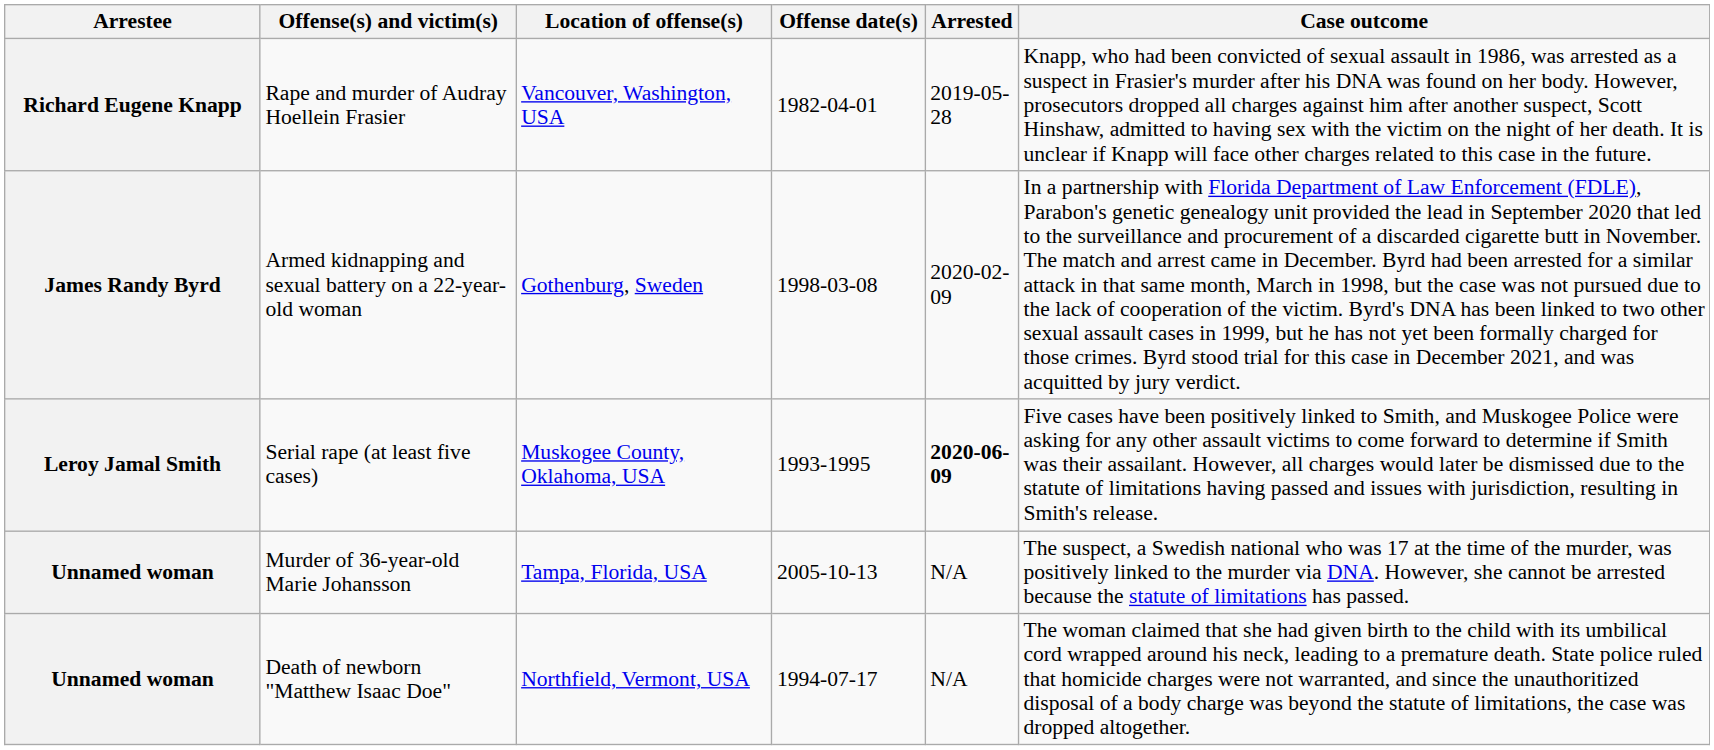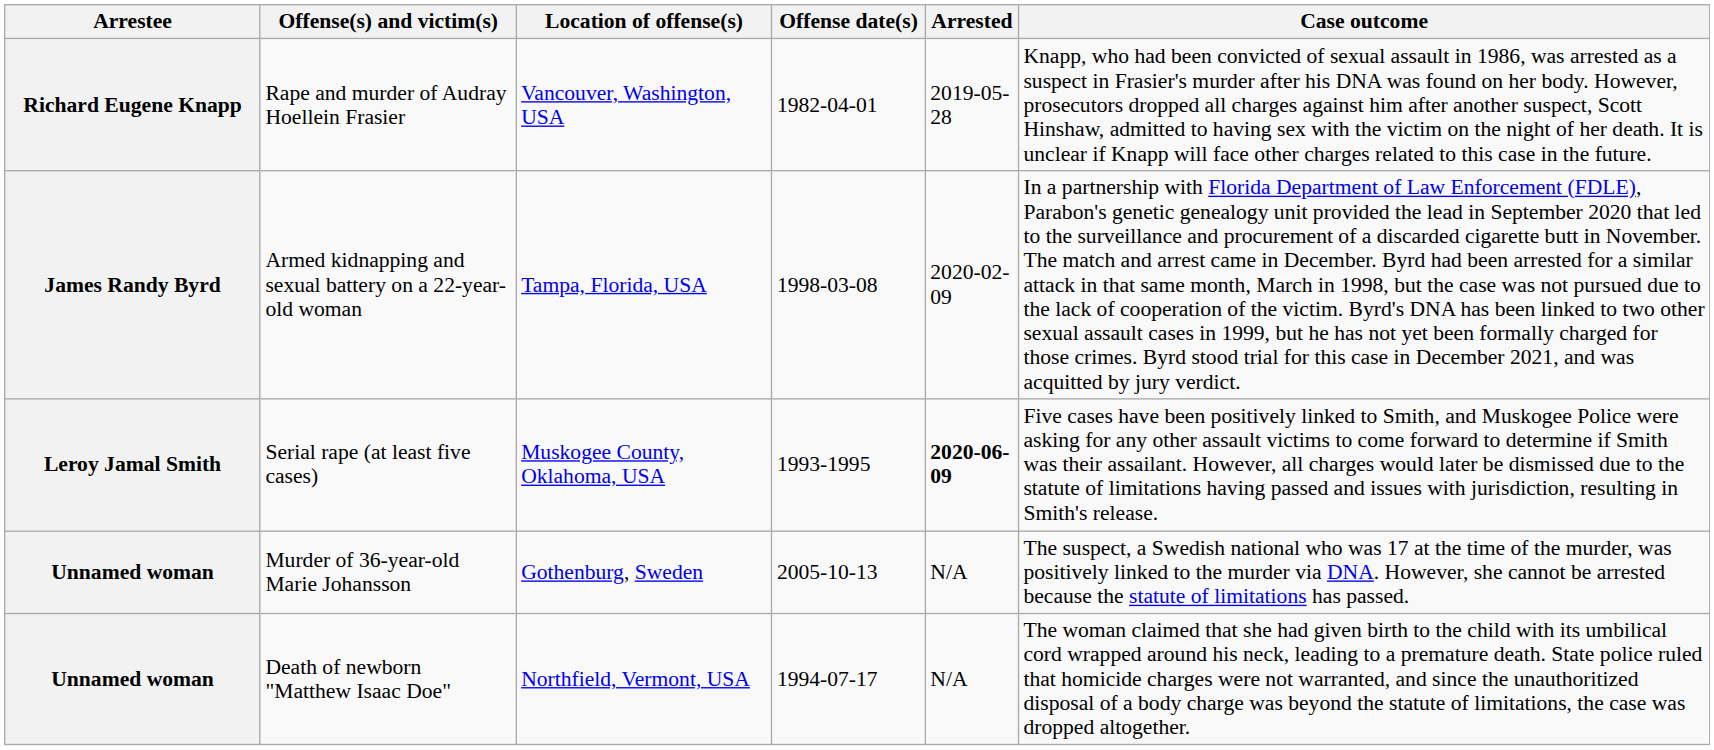(612, 284) Gothenburg, Sweden -> (614, 284) Tampa, Florida, USA
(614, 571) Tampa, Florida, USA -> (612, 571) Gothenburg, Sweden
